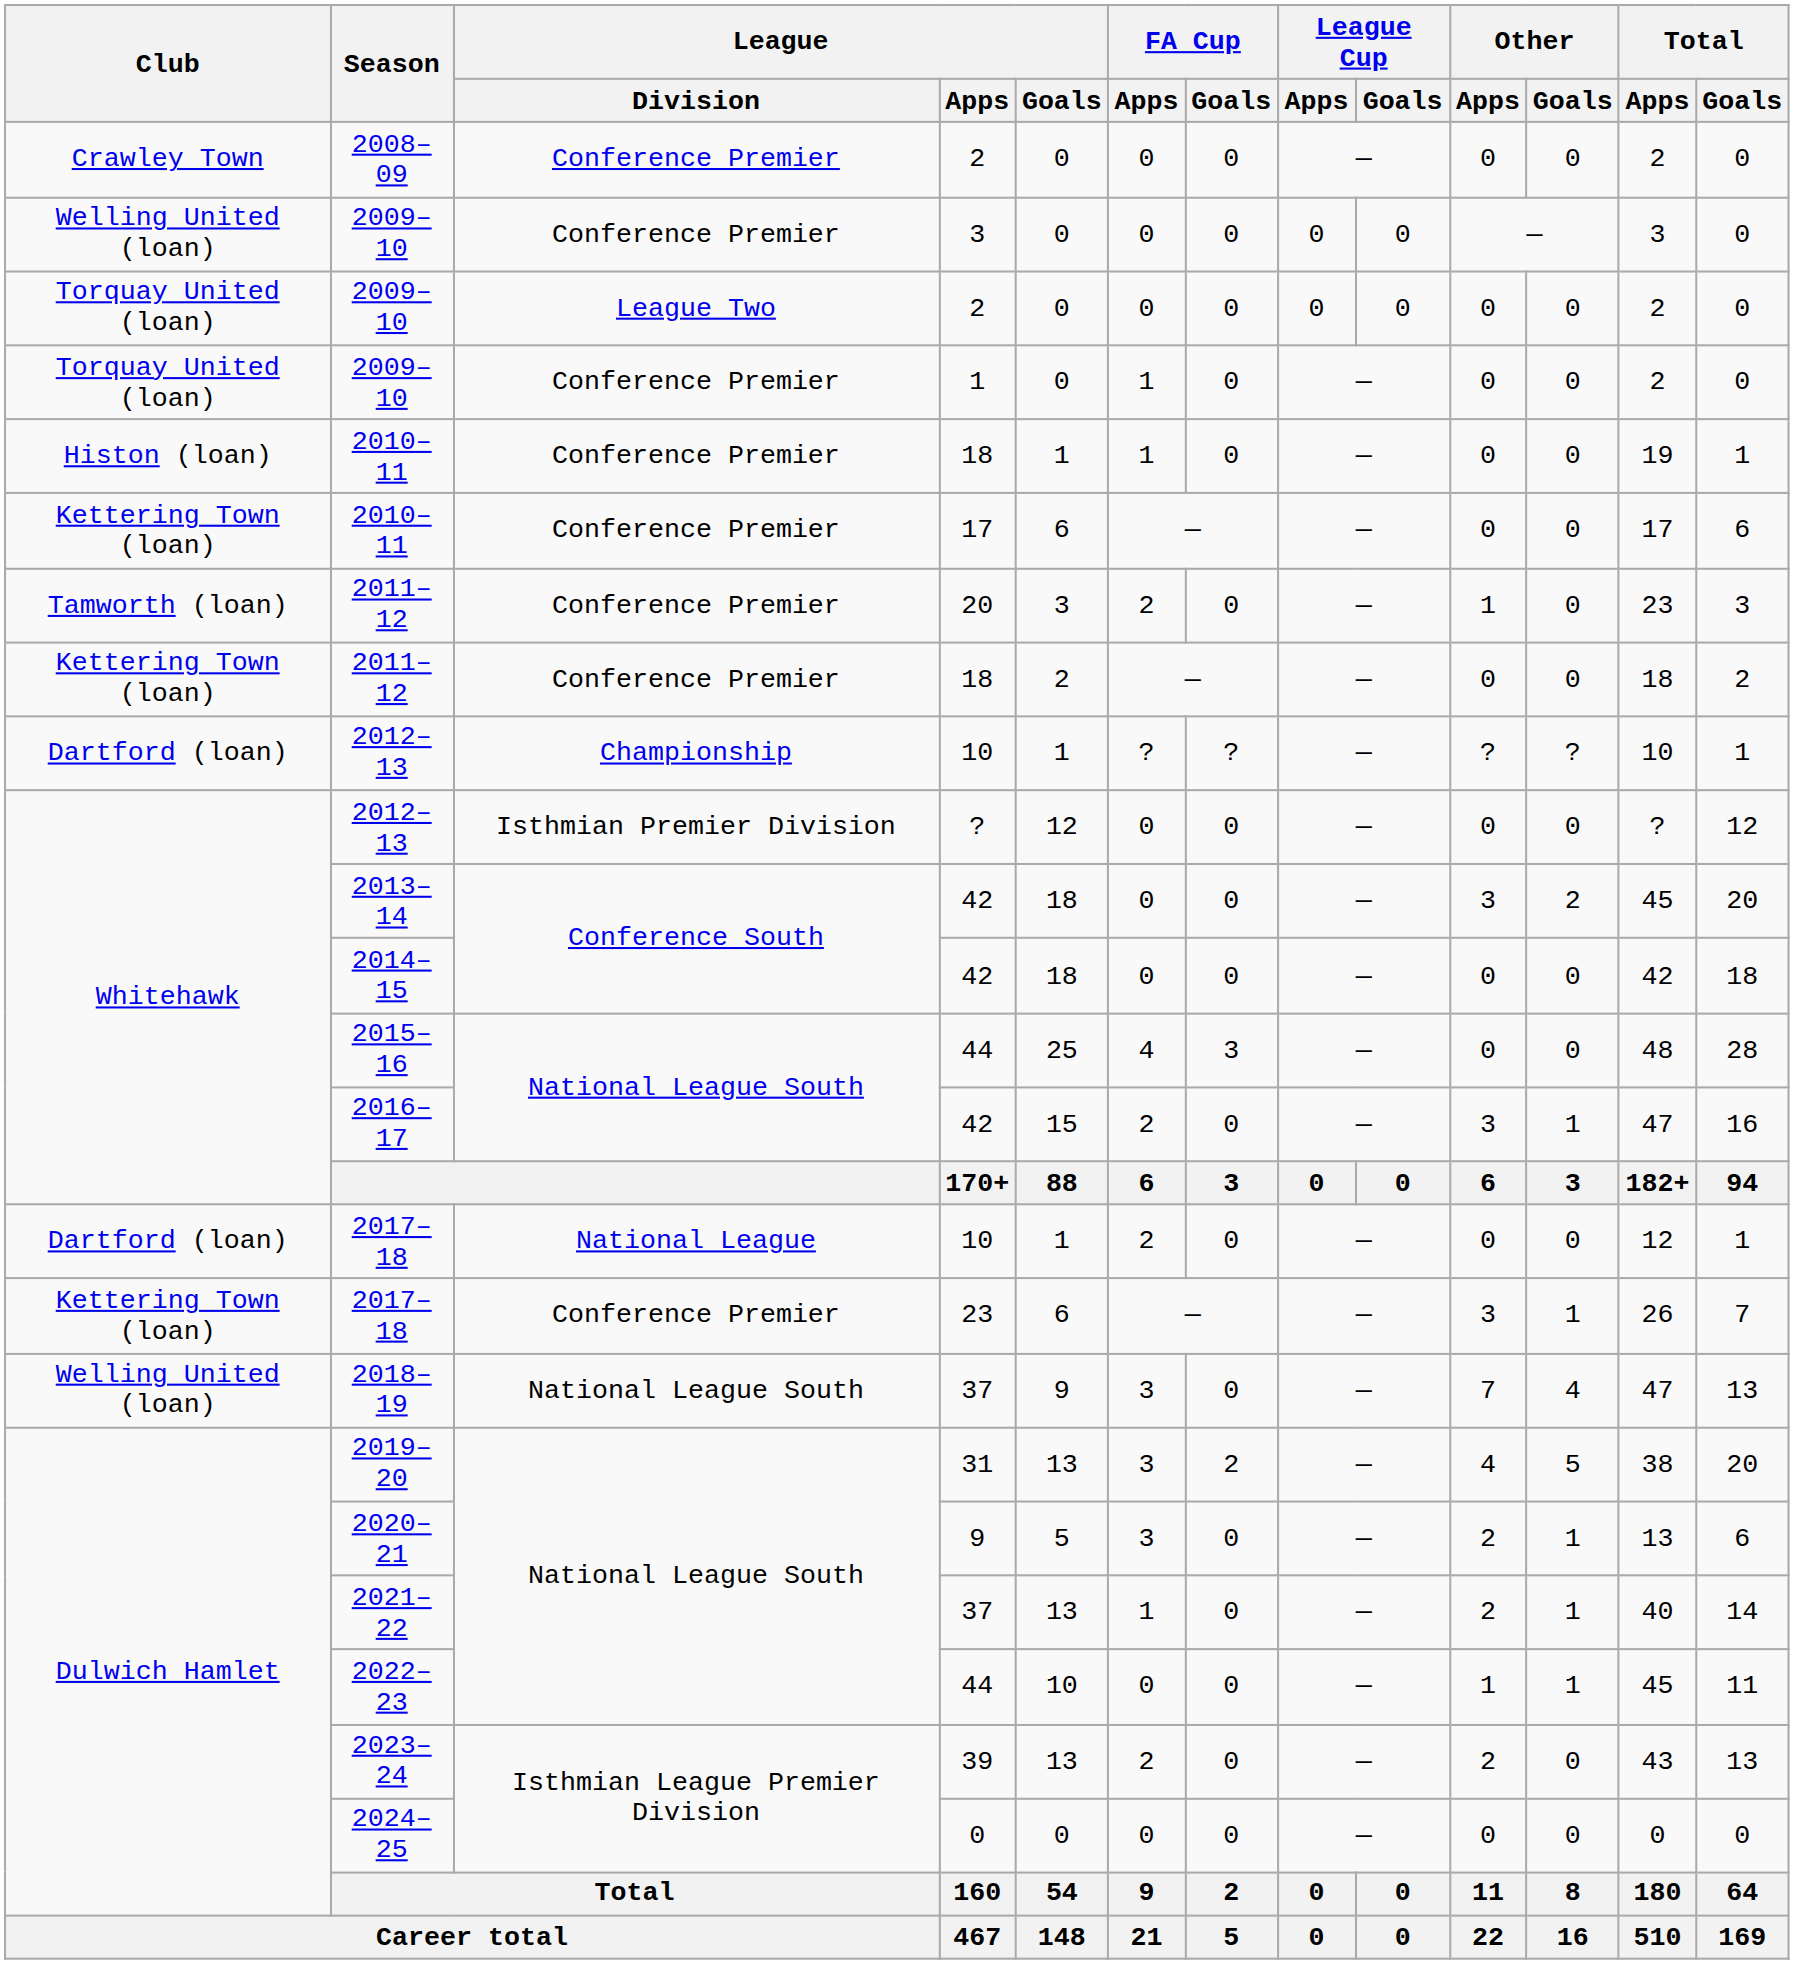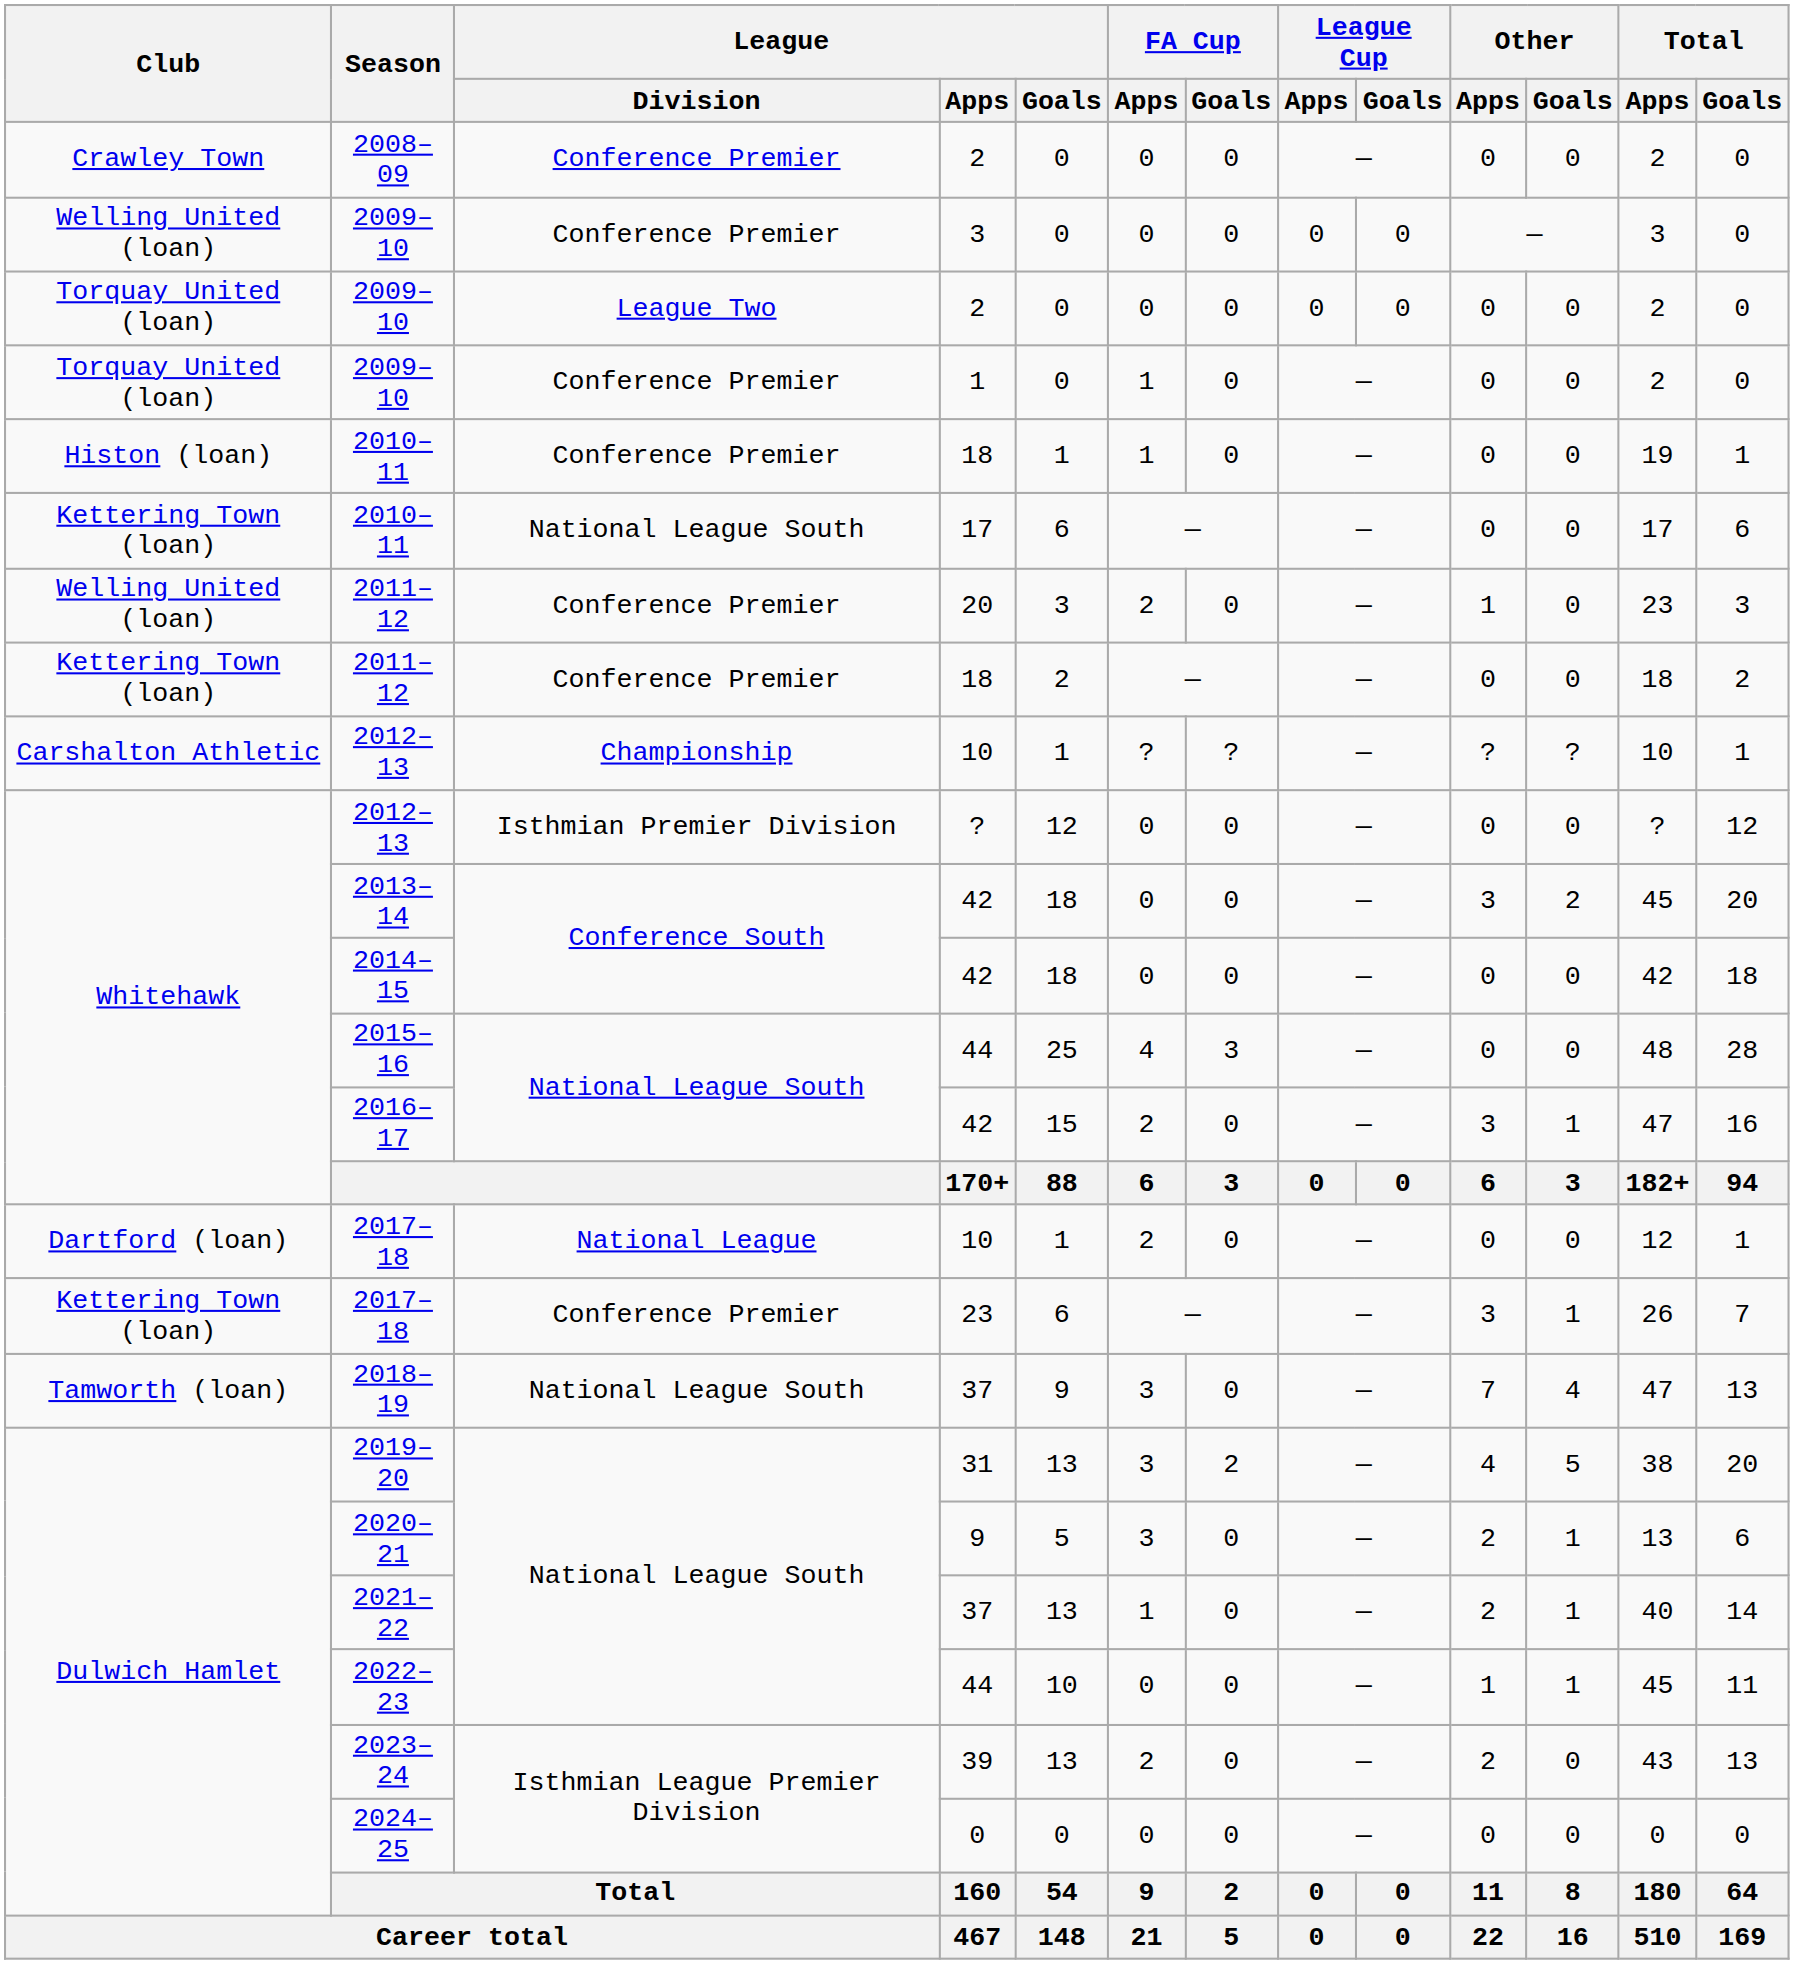(696, 531) Conference Premier -> (697, 531) National League South
(168, 605) Tamworth (loan) -> (168, 605) Welling United (loan)
(168, 753) Dartford (loan) -> (168, 753) Carshalton Athletic
(168, 1390) Welling United (loan) -> (168, 1390) Tamworth (loan)
